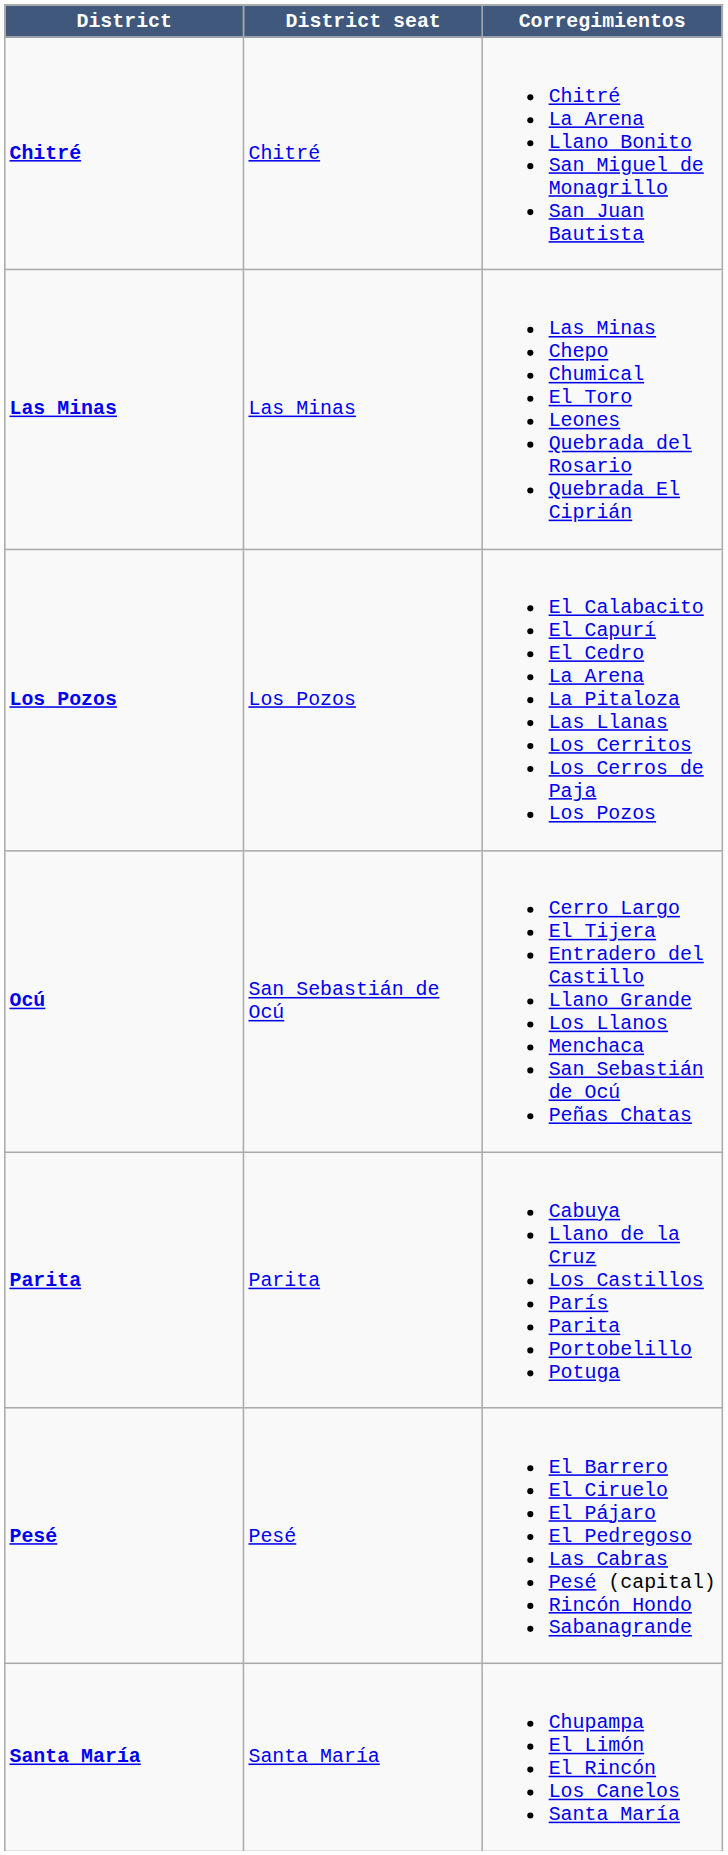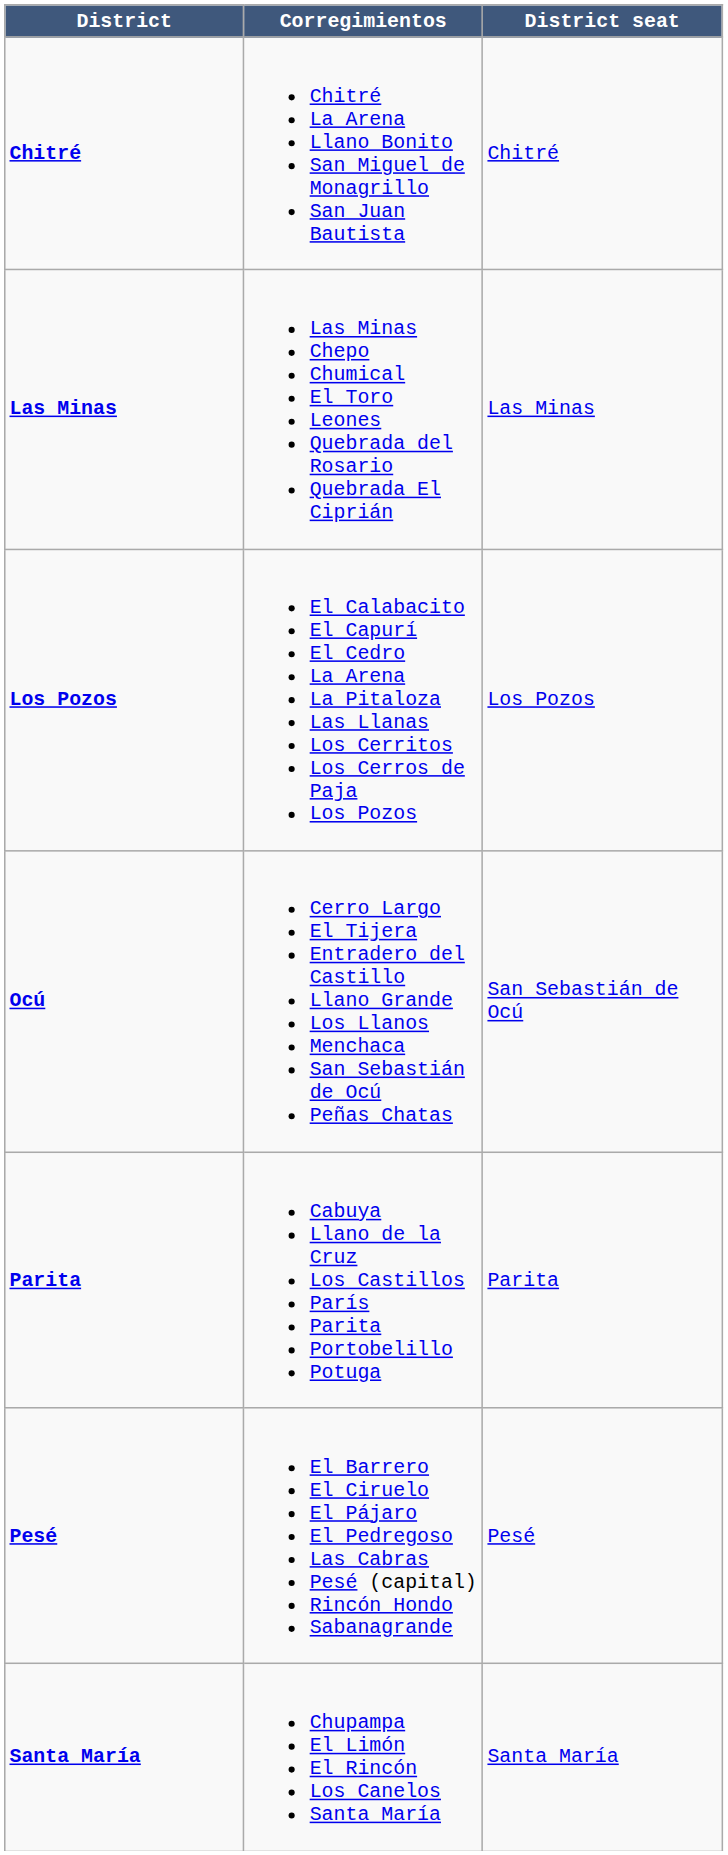columns swapped: (602, 21) <-> (363, 21)
